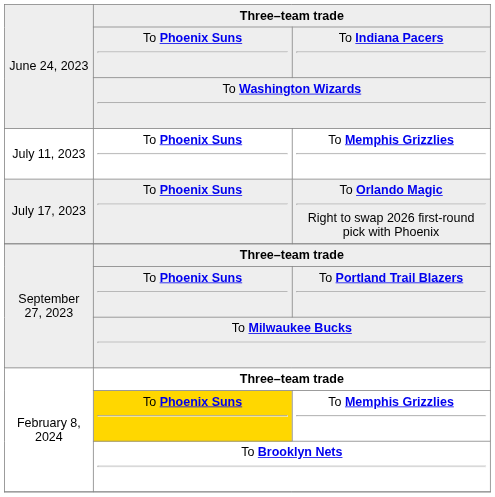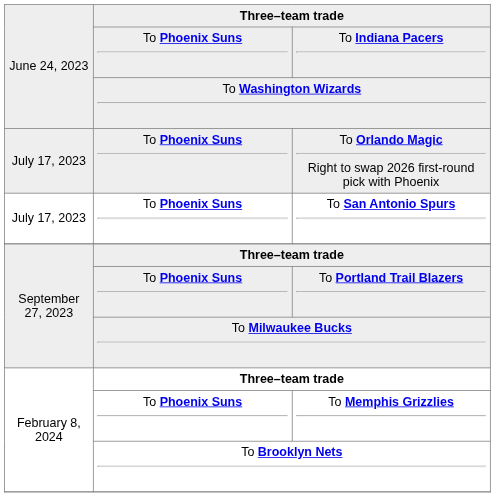- row: (49, 153)
+ row: (49, 218)
(193, 406) gold background -> (193, 406) no background
